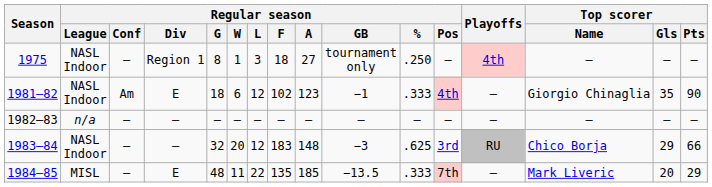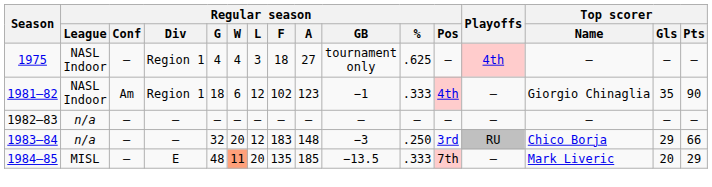(217, 60) 8 -> (217, 60) 4
(237, 60) 1 -> (237, 60) 4
(417, 60) .250 -> (417, 60) .625
(176, 93) E -> (176, 93) Region 1
(85, 146) NASL Indoor -> (85, 139) n/a
(417, 146) .625 -> (417, 139) .250
(237, 173) no background -> (237, 159) lightsalmon background
(258, 173) 22 -> (258, 159) 20
